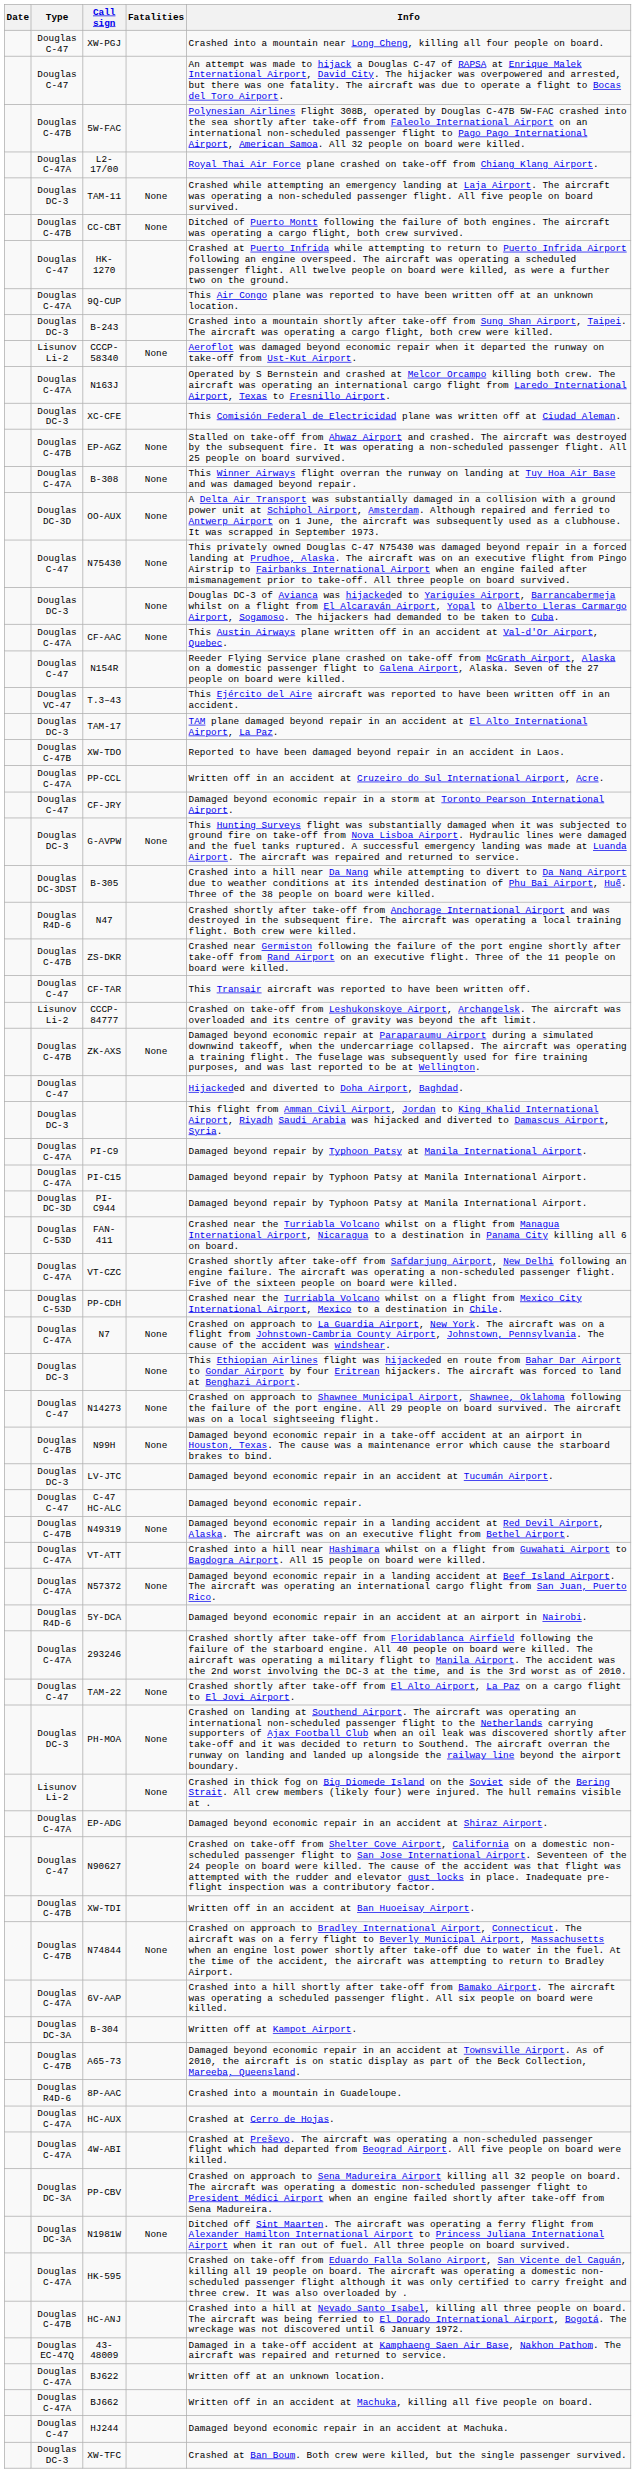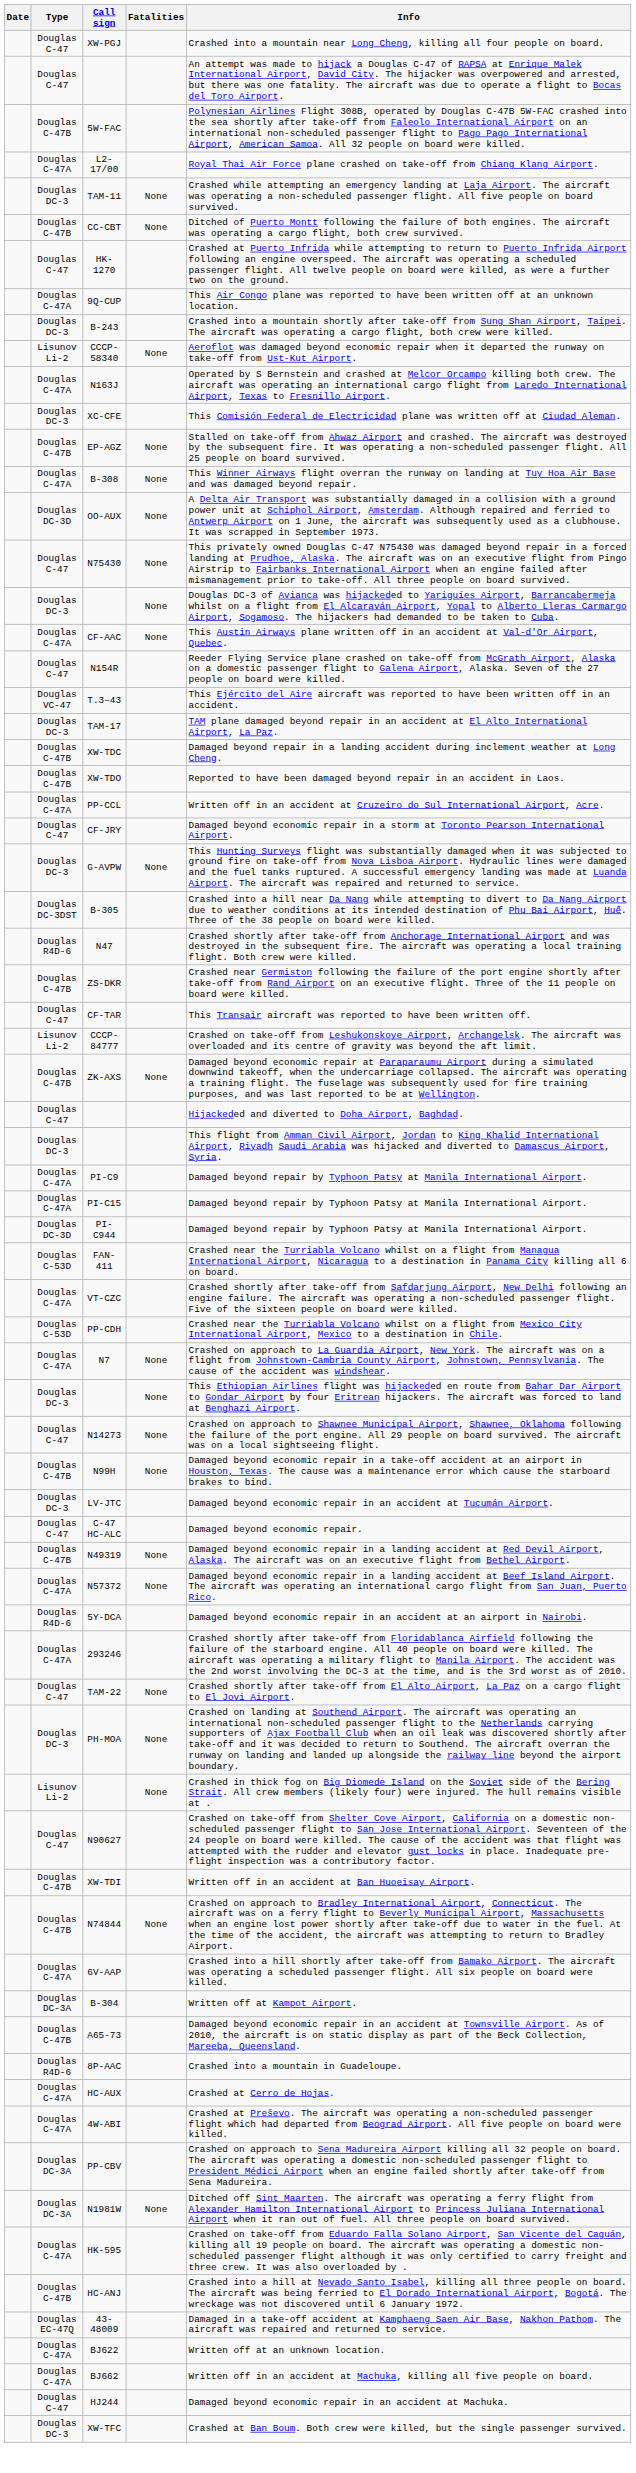+ row: (57, 753)
- row: (57, 1555)
- row: (57, 1824)
